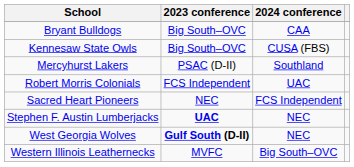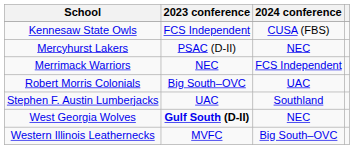- row: (83, 30)
(207, 48) Big South–OVC -> (207, 30) FCS Independent
(298, 65) Southland -> (298, 48) NEC
+ row: (83, 65)
(207, 83) FCS Independent -> (207, 83) Big South–OVC
- row: (83, 100)
(207, 118) bold -> (207, 100) normal
(298, 118) NEC -> (298, 100) Southland
